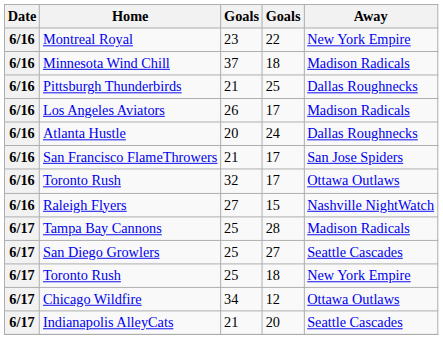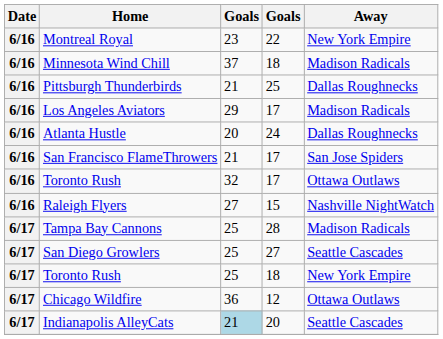(231, 110) 26 -> (231, 110) 29
(231, 299) 34 -> (231, 299) 36
(231, 322) no background -> (231, 322) lightblue background
